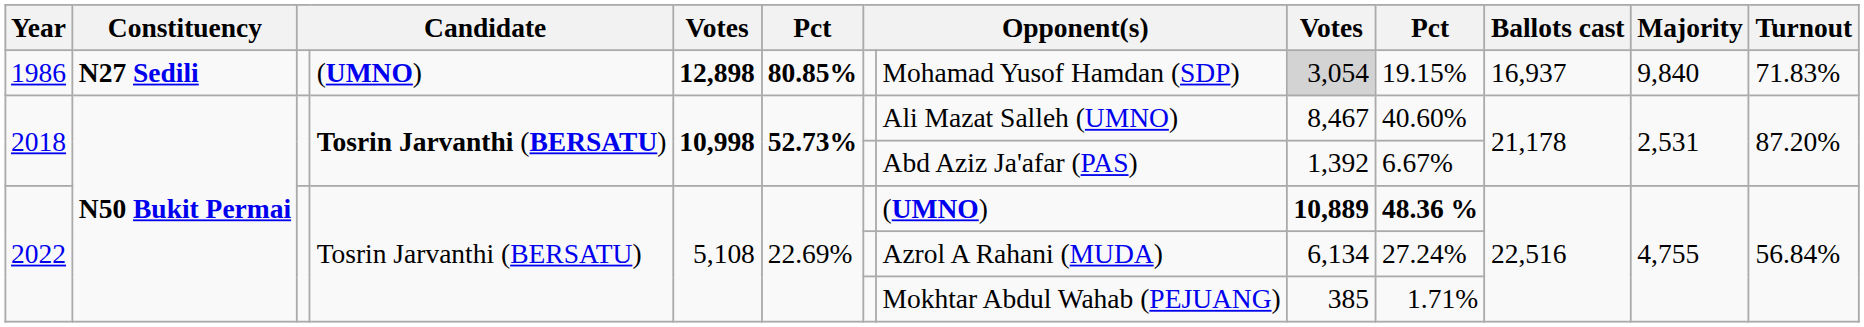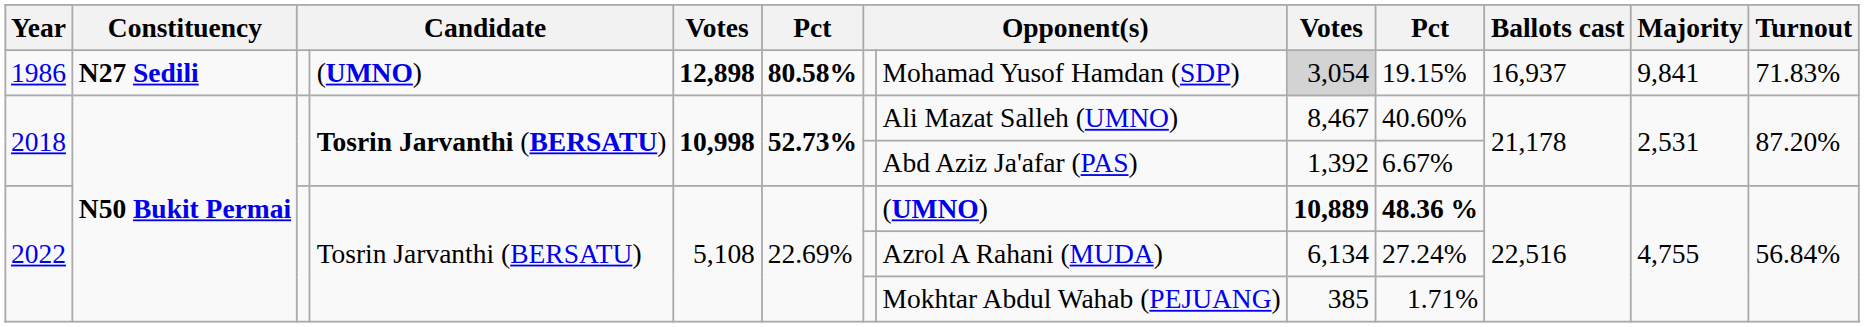(812, 72) 80.85% -> (812, 72) 80.58%
(1668, 72) 9,840 -> (1668, 72) 9,841
